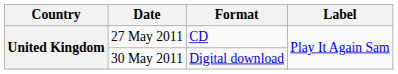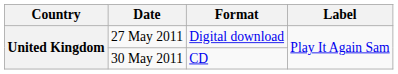(199, 36) CD -> (237, 36) Digital download
(237, 58) Digital download -> (199, 58) CD
